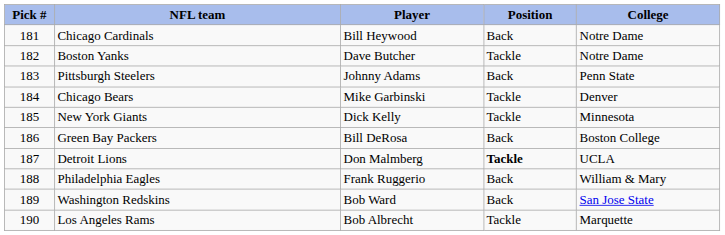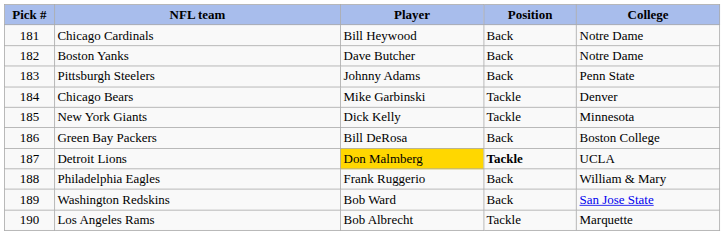(504, 55) Tackle -> (500, 55) Back
(383, 158) no background -> (383, 158) gold background
